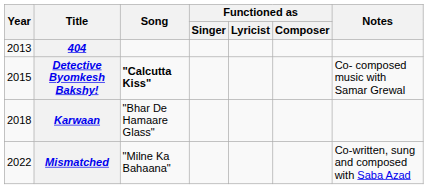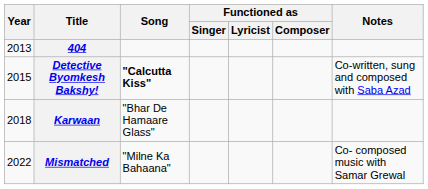(371, 78) Co- composed music with Samar Grewal -> (375, 78) Co-written, sung and composed with Saba Azad
(375, 162) Co-written, sung and composed with Saba Azad -> (371, 162) Co- composed music with Samar Grewal
